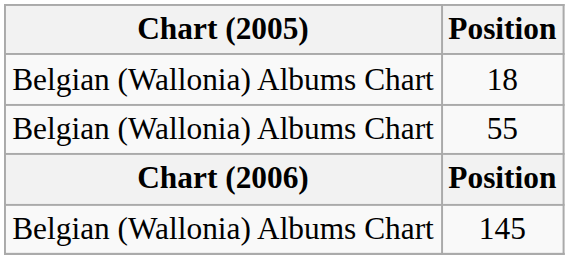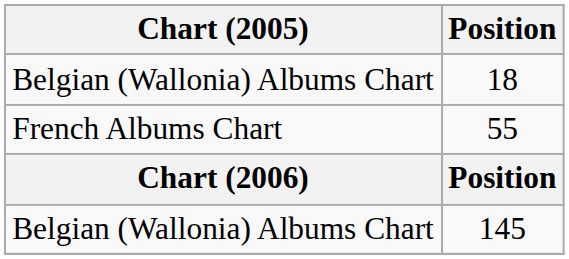(223, 128) Belgian (Wallonia) Albums Chart -> (147, 128) French Albums Chart
